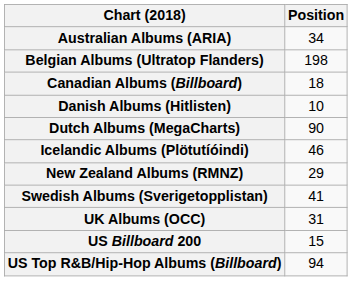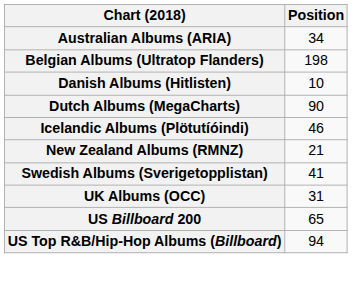- row: (145, 83)
(316, 173) 29 -> (316, 151) 21
(316, 241) 15 -> (316, 219) 65
